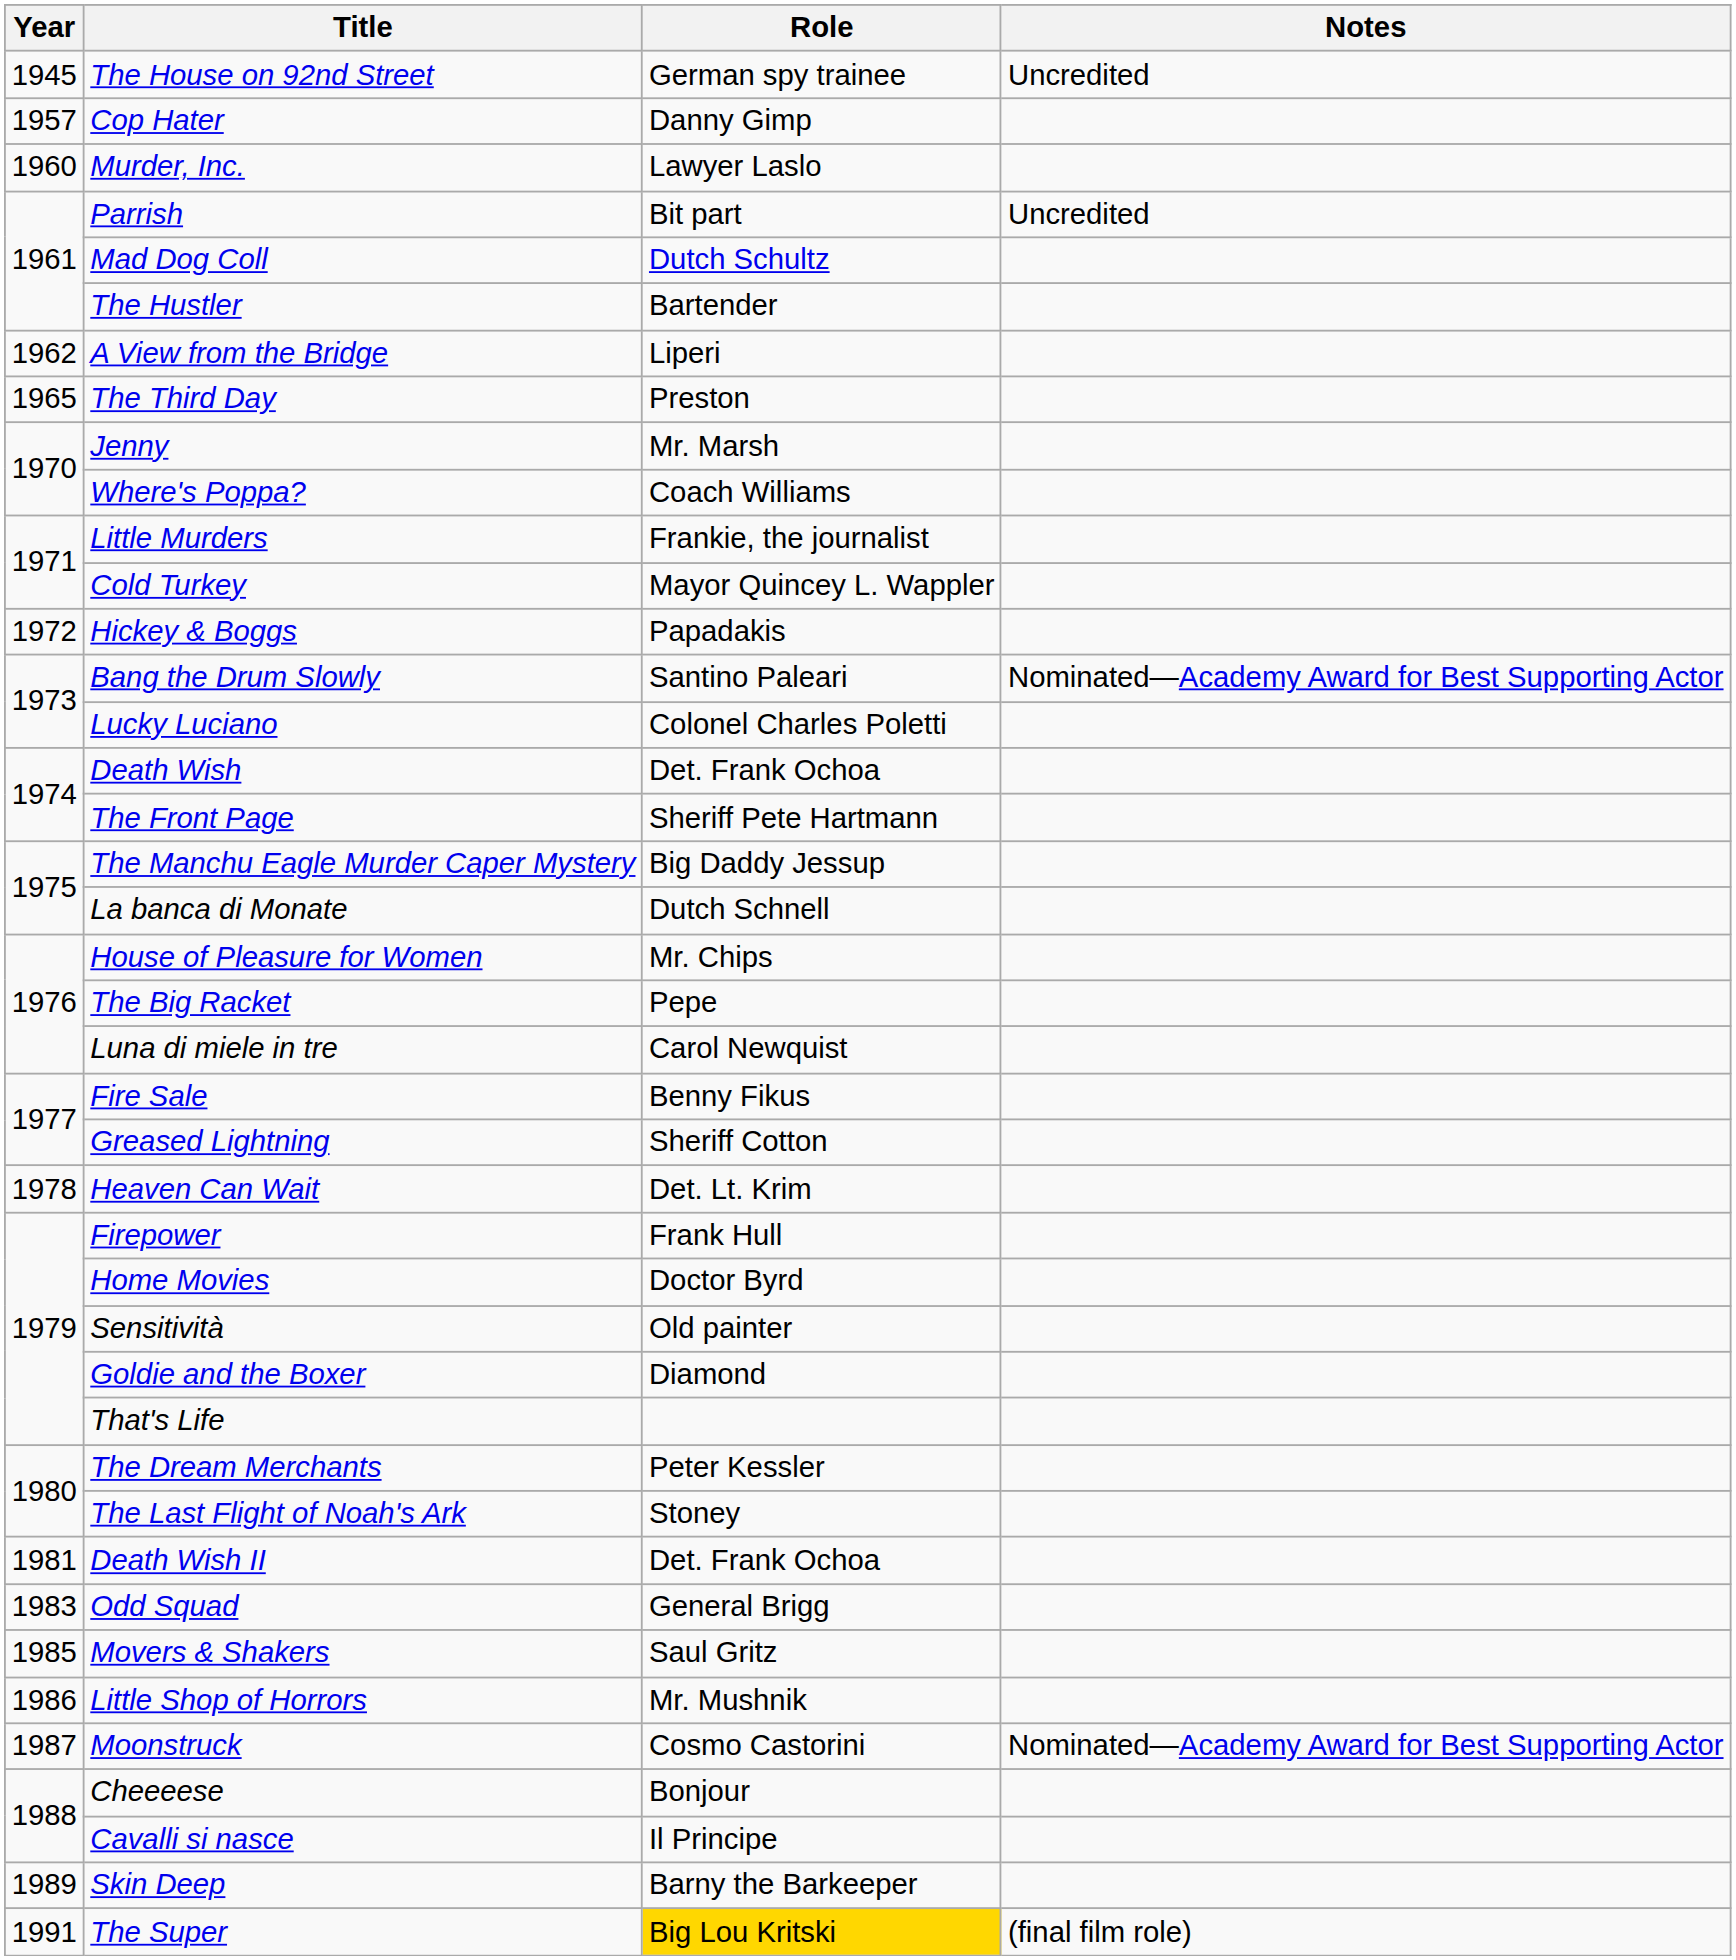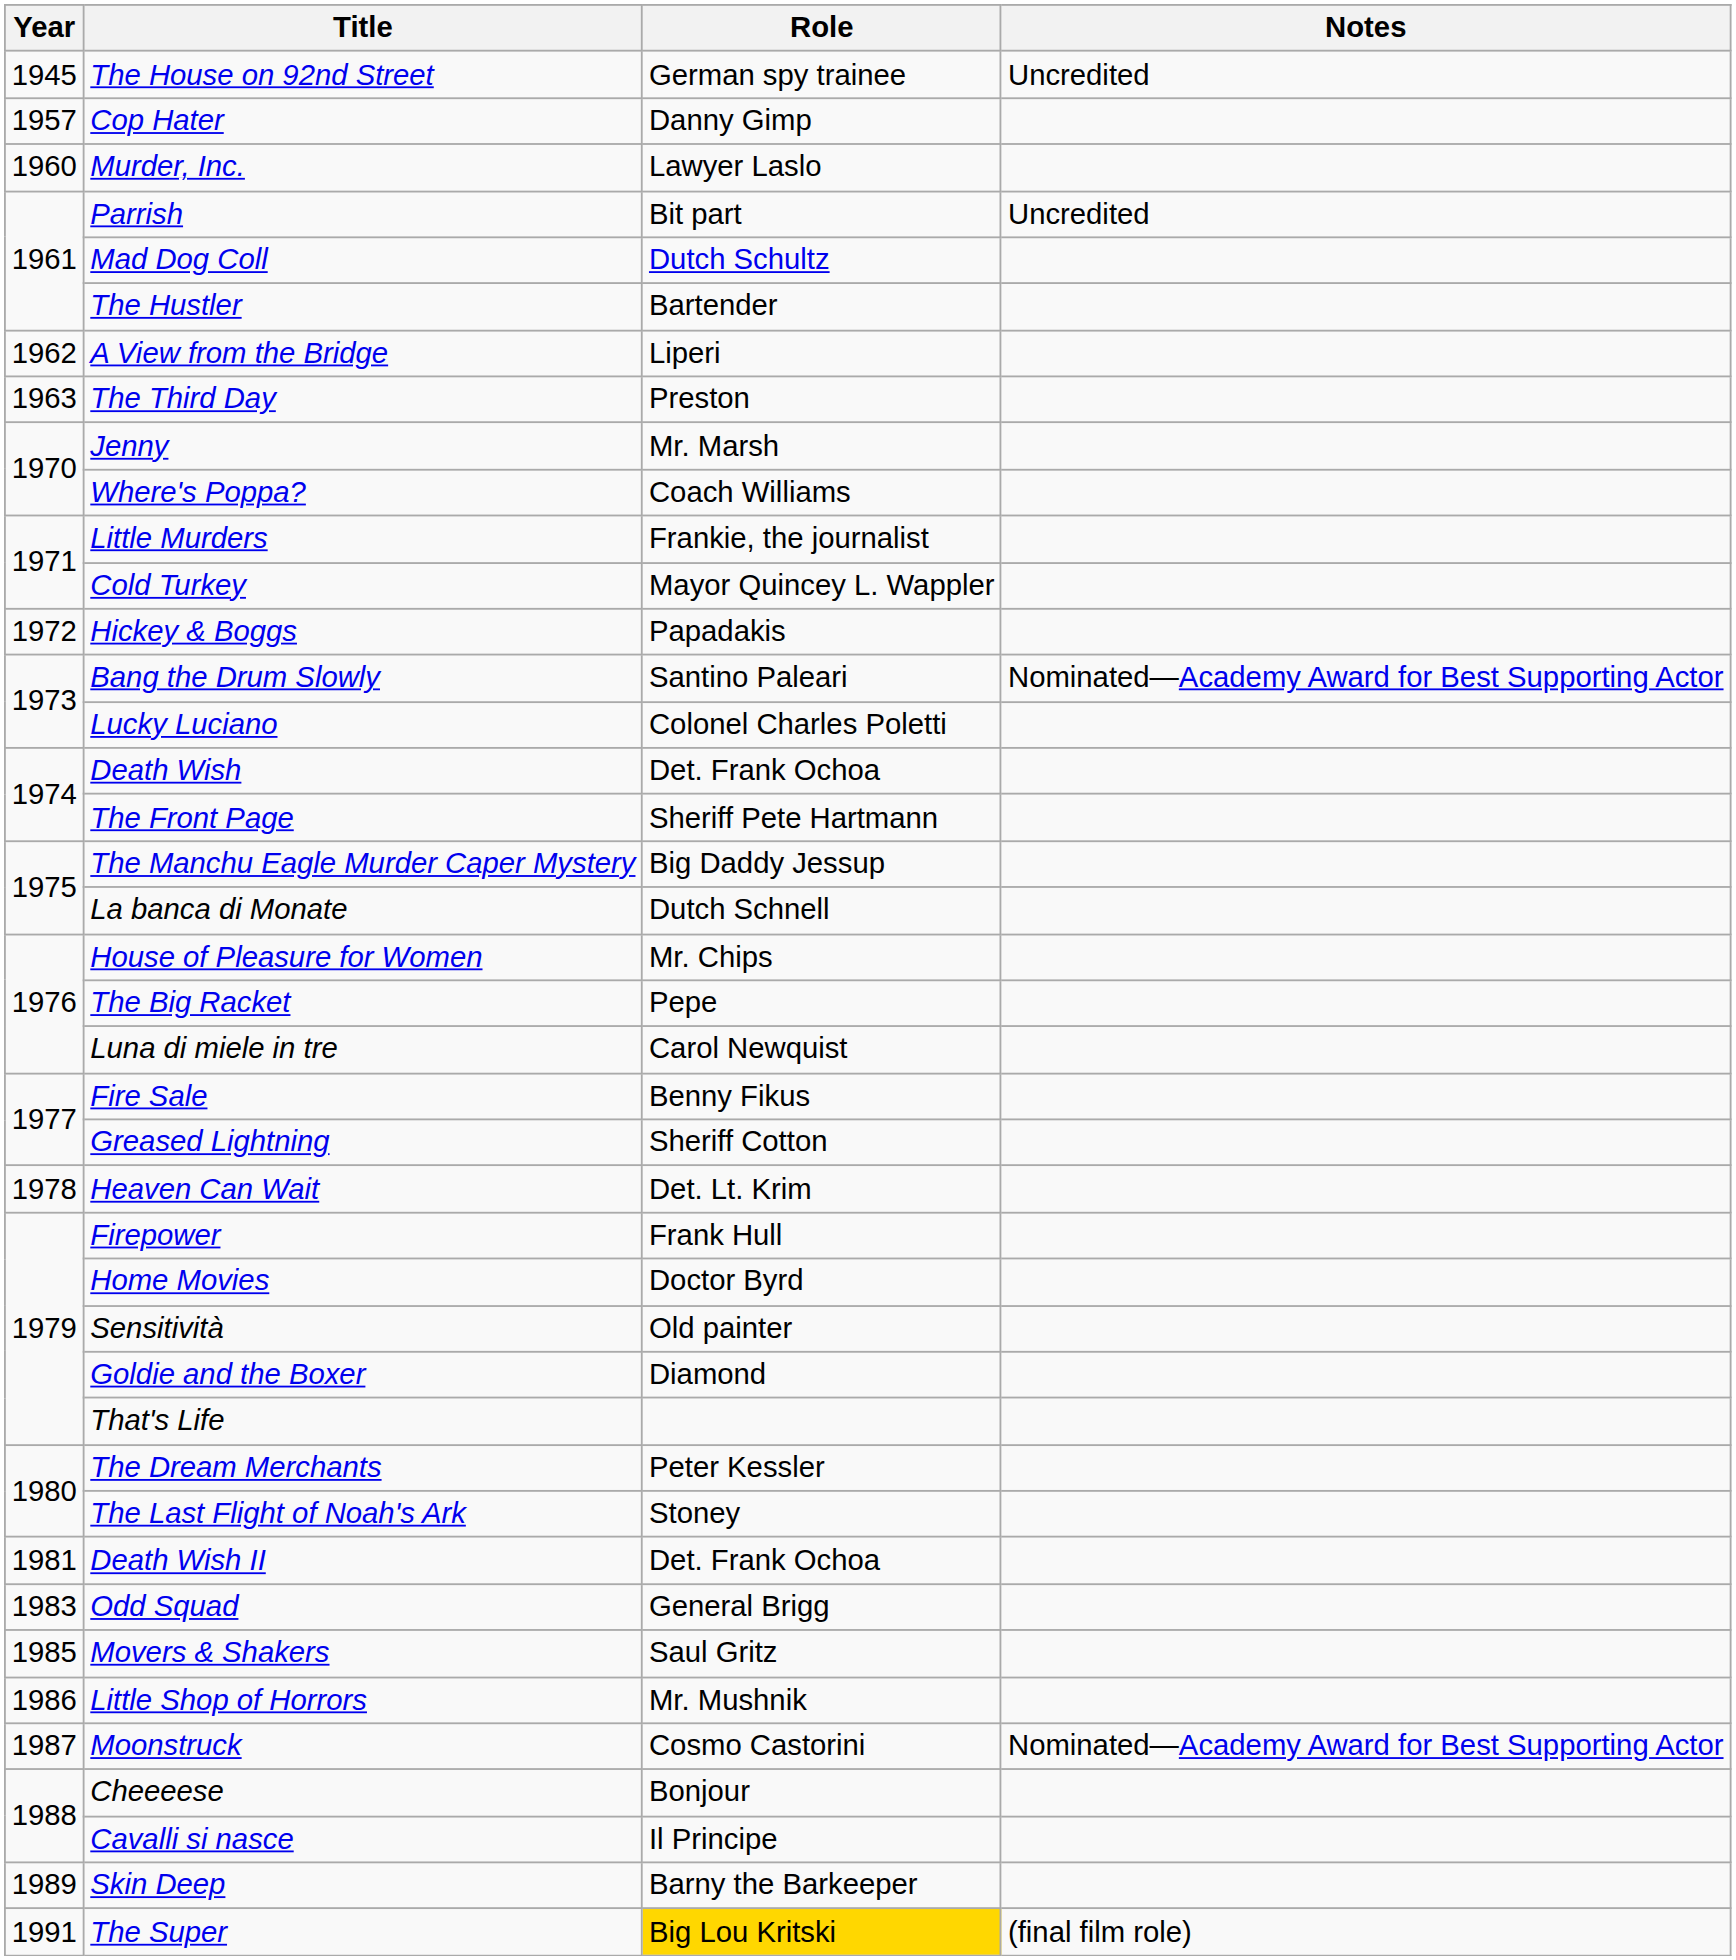(44, 399) 1965 -> (44, 399) 1963
